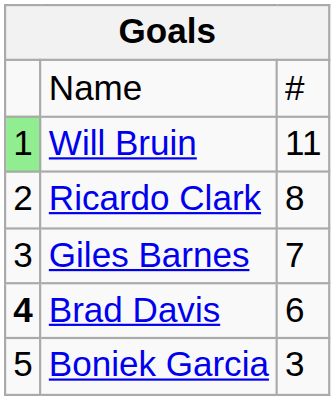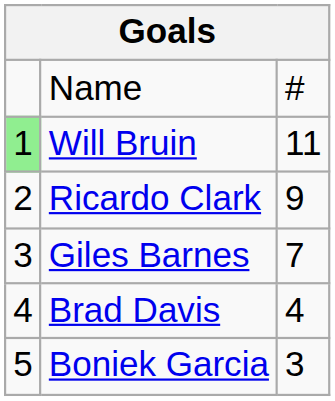(295, 198) 8 -> (295, 198) 9
(23, 310) bold -> (23, 310) normal
(295, 310) 6 -> (295, 310) 4
